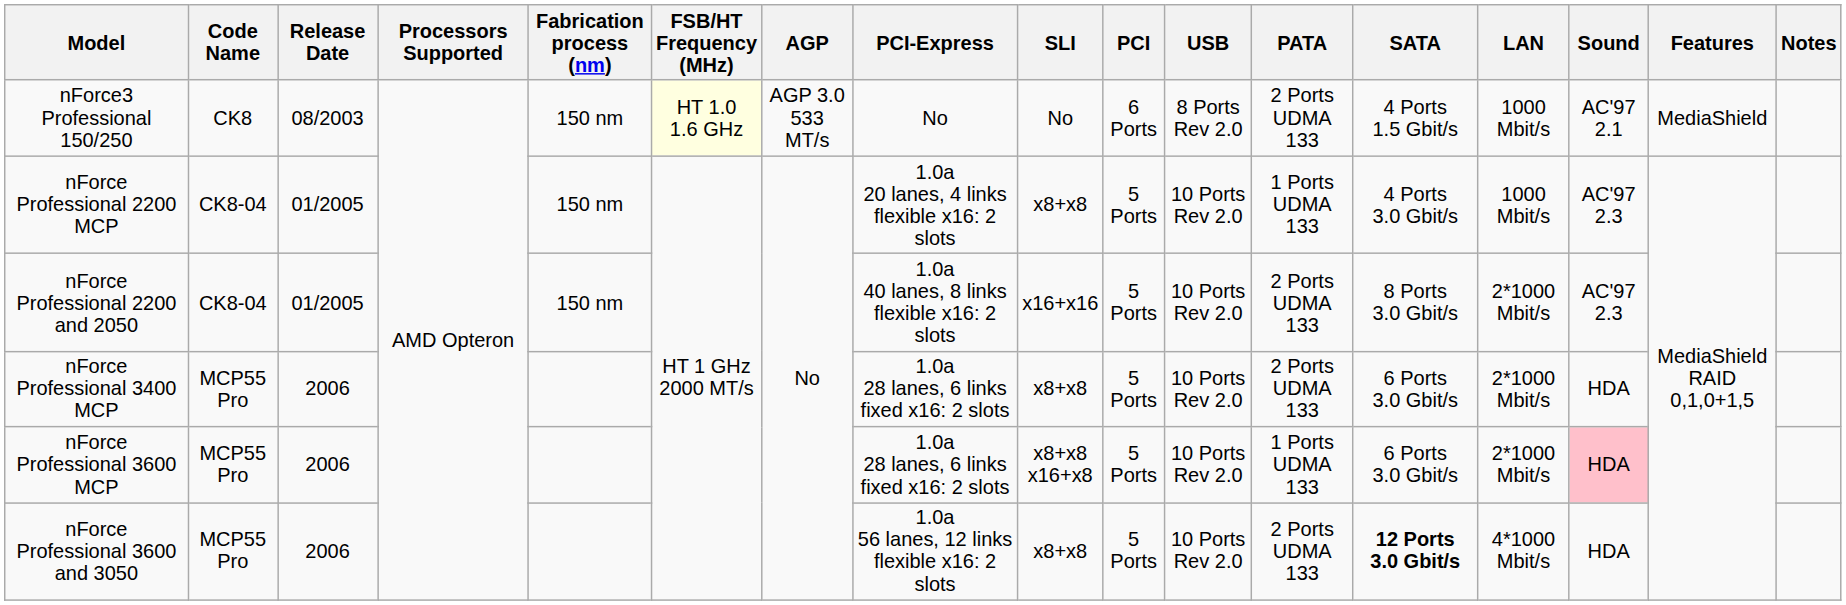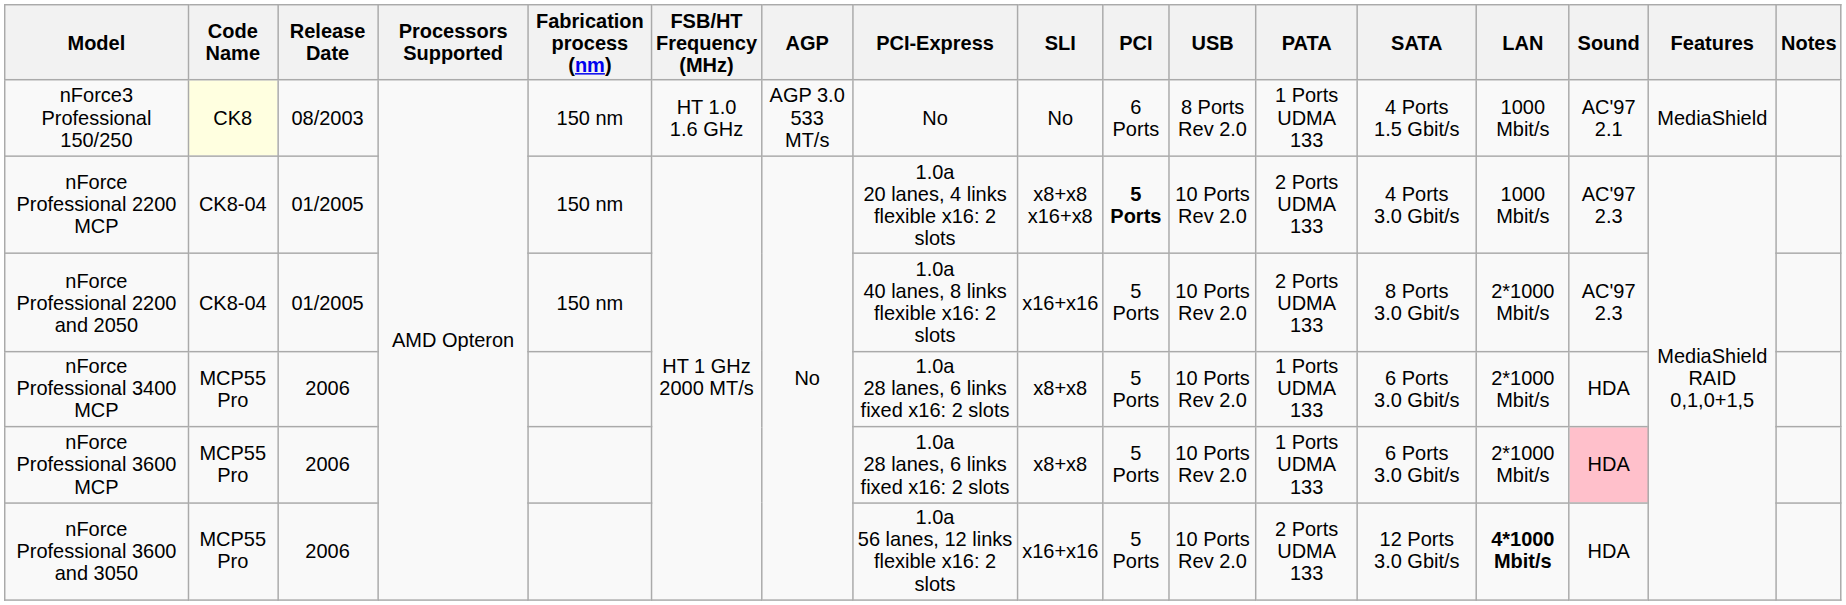(233, 118) no background -> (233, 118) lightyellow background
(706, 118) lightyellow background -> (706, 118) no background
(1302, 118) 2 Ports UDMA 133 -> (1307, 118) 1 Ports UDMA 133
(1060, 204) x8+x8 -> (1060, 204) x8+x8 x16+x8
(1134, 204) normal -> (1136, 204) bold
(1302, 204) 1 Ports UDMA 133 -> (1307, 204) 2 Ports UDMA 133
(1302, 389) 2 Ports UDMA 133 -> (1307, 389) 1 Ports UDMA 133
(1060, 464) x8+x8 x16+x8 -> (1060, 464) x8+x8
(1060, 551) x8+x8 -> (1060, 551) x16+x16
(1415, 551) bold -> (1417, 551) normal
(1524, 551) normal -> (1523, 551) bold
